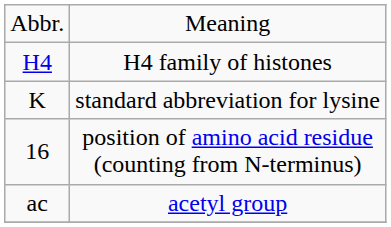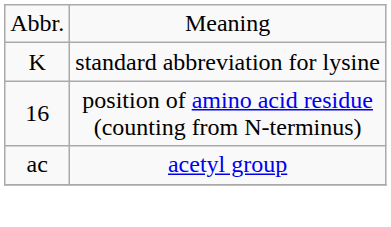- row: (228, 61)
